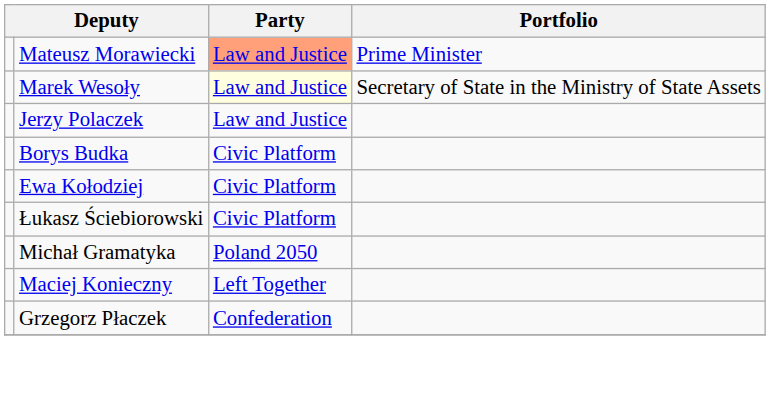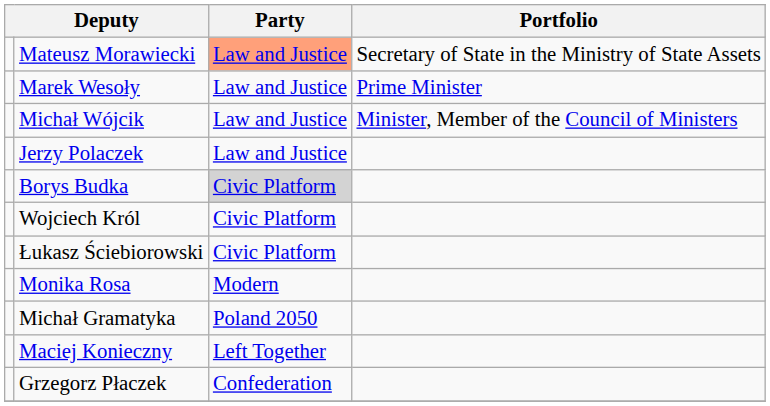(419, 53) Prime Minister -> (559, 53) Secretary of State in the Ministry of State Assets
(280, 86) lightyellow background -> (280, 86) no background
(559, 86) Secretary of State in the Ministry of State Assets -> (419, 86) Prime Minister
+ row: (82, 119)
(274, 152) no background -> (274, 185) lightgrey background
- row: (81, 185)
+ row: (80, 218)
+ row: (75, 284)
